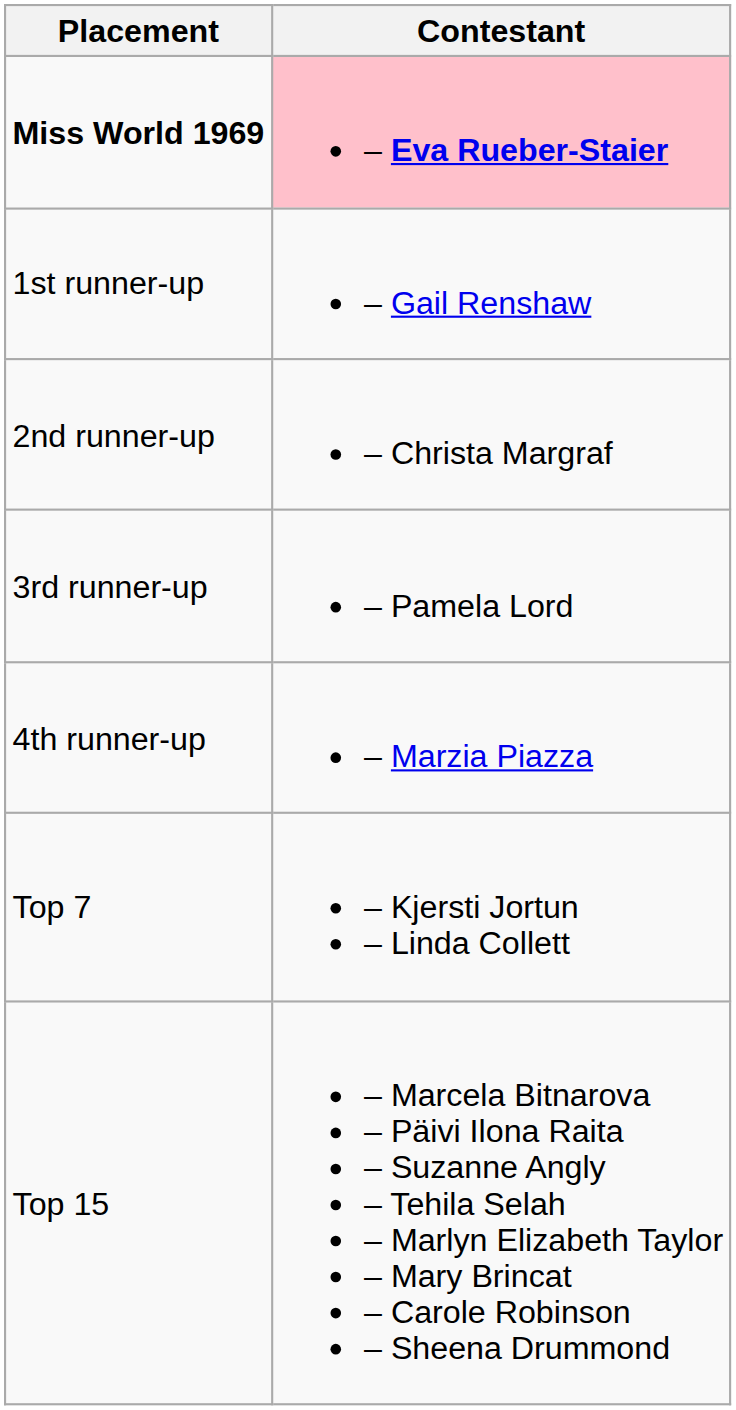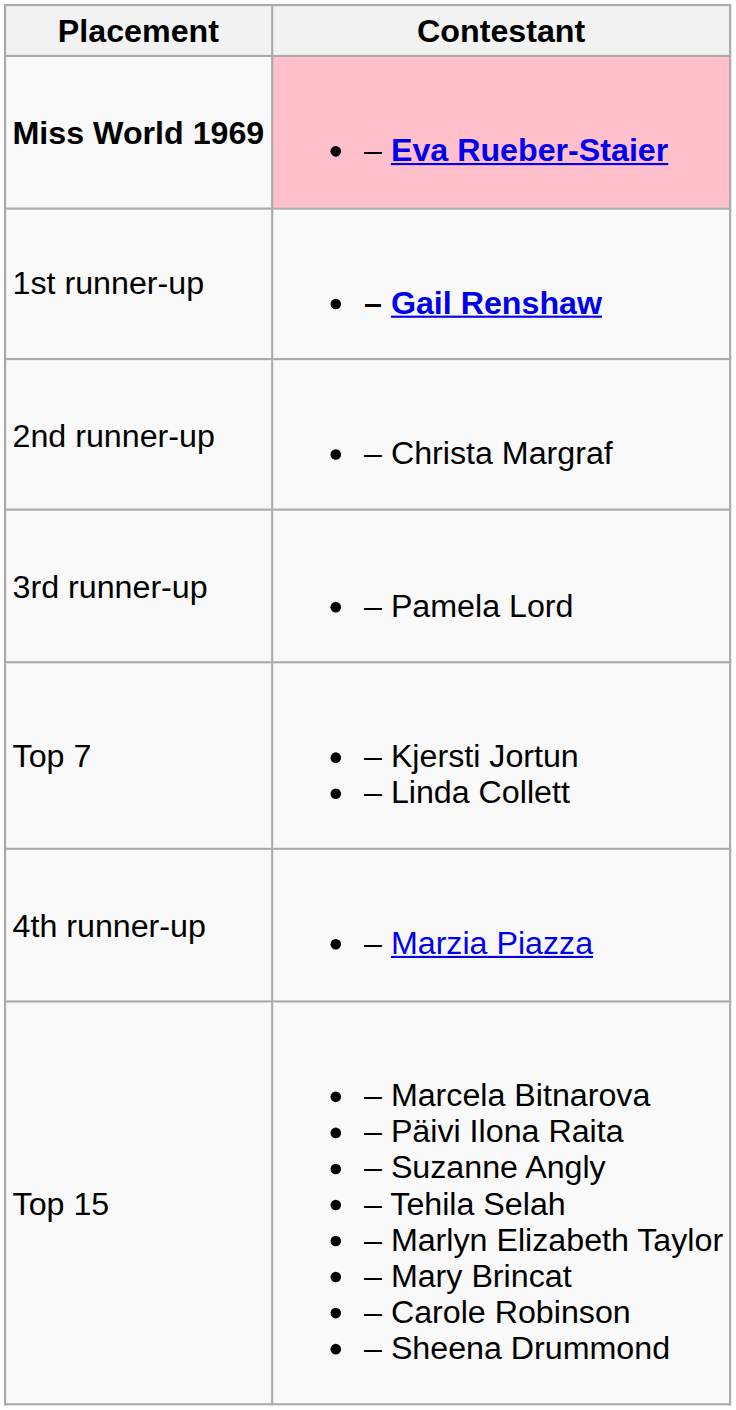(501, 301) normal -> (501, 301) bold
rows swapped: (109, 738) <-> (52, 907)
